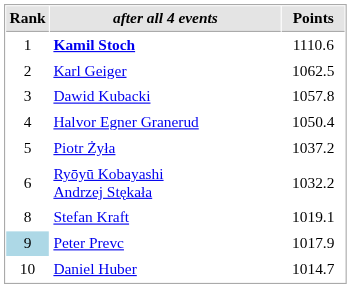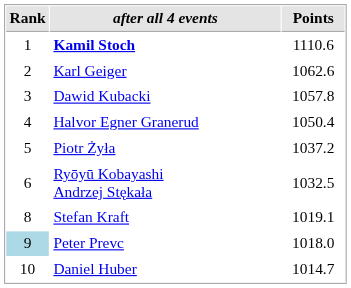(313, 71) 1062.5 -> (313, 71) 1062.6
(313, 183) 1032.2 -> (313, 183) 1032.5
(313, 243) 1017.9 -> (313, 243) 1018.0
